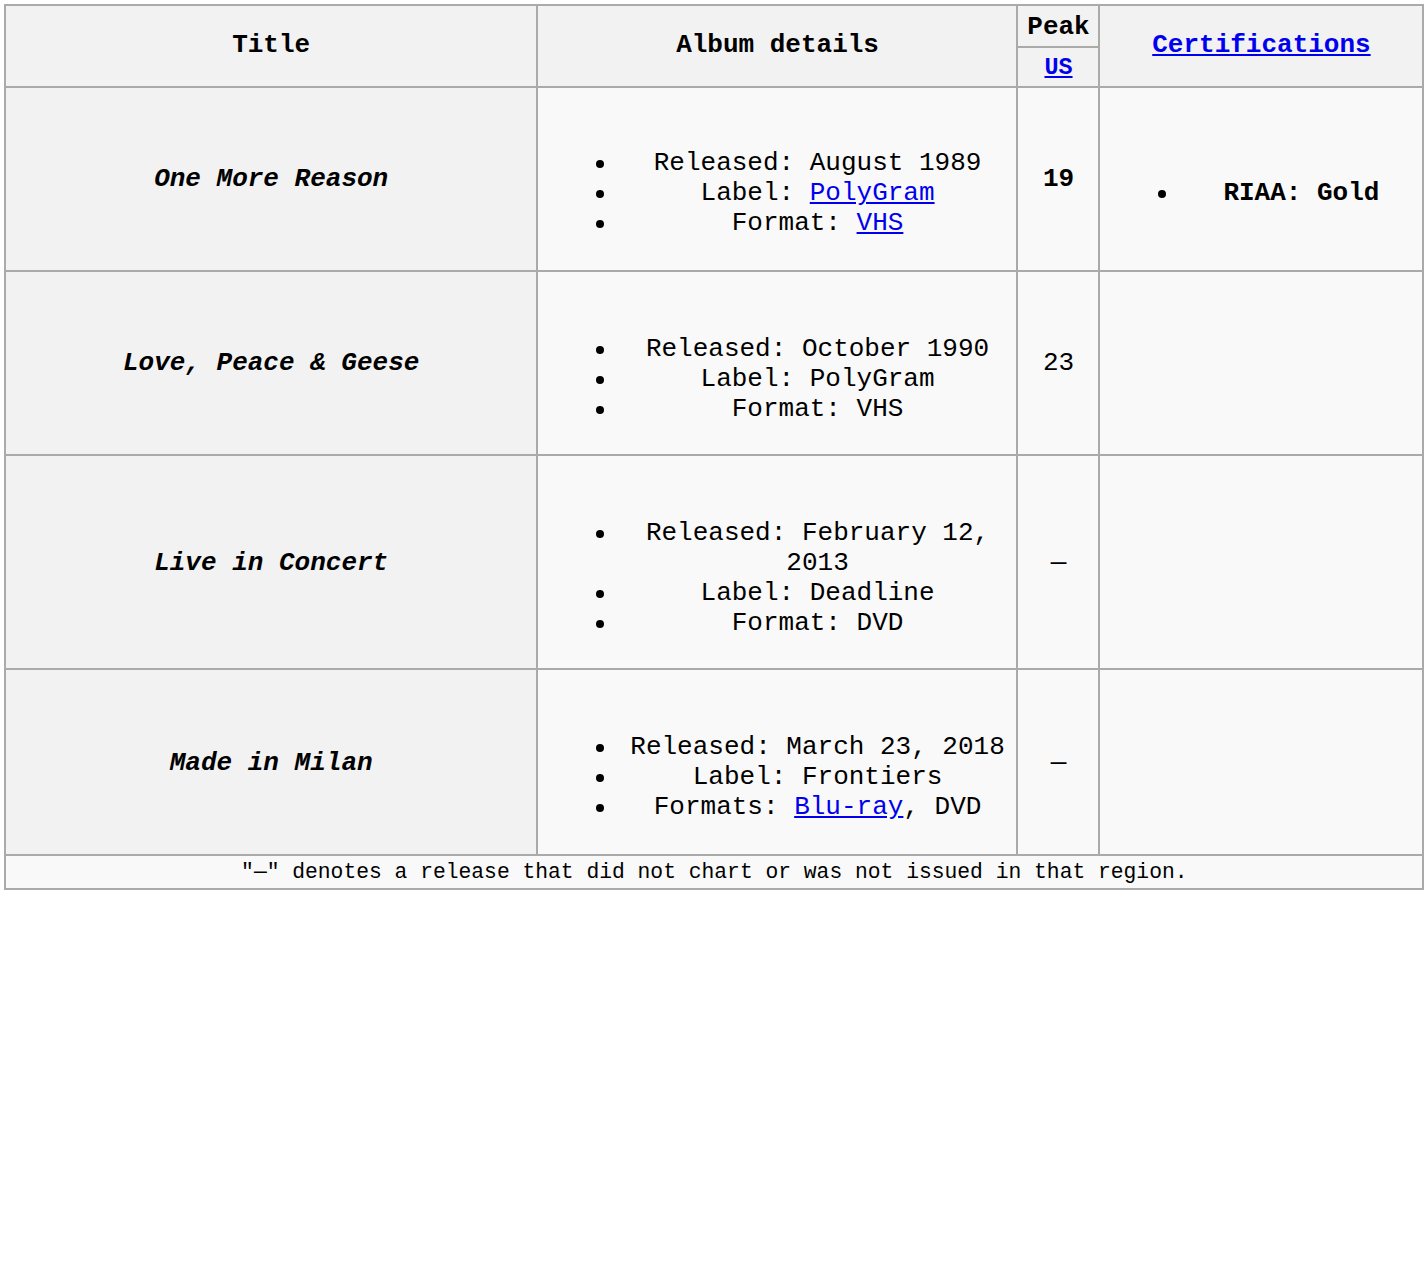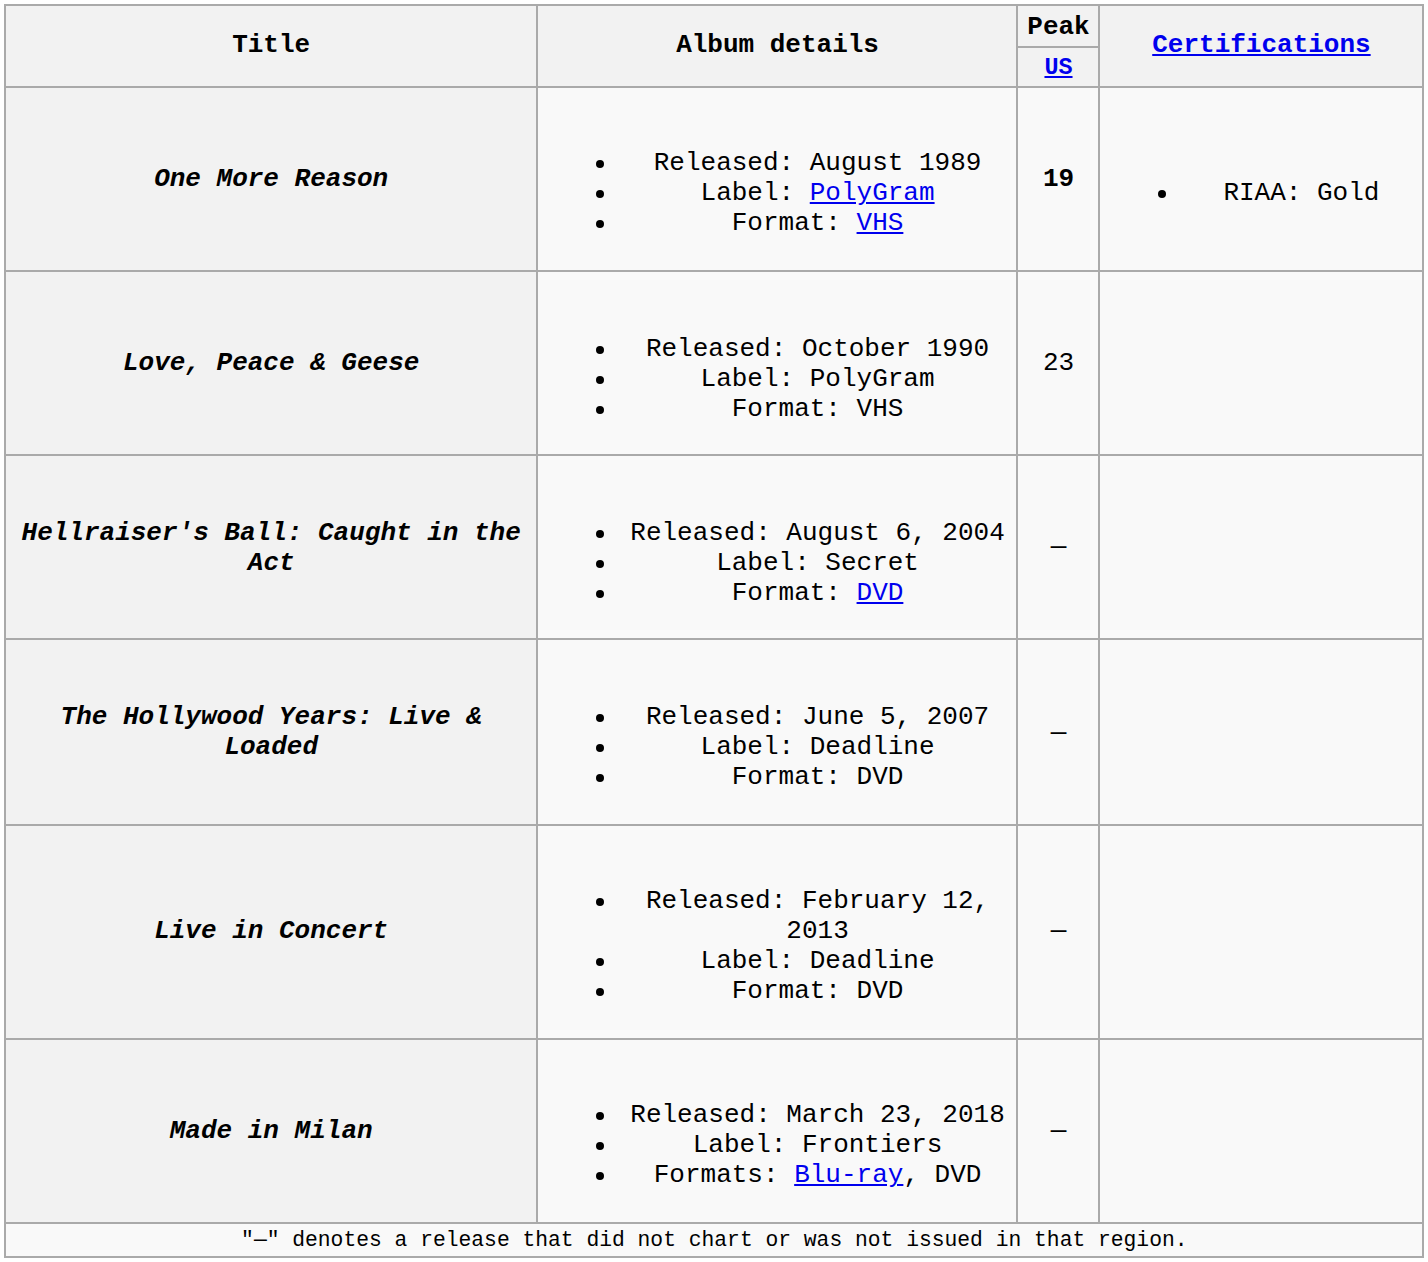(1261, 194) bold -> (1261, 194) normal
+ row: (271, 548)
+ row: (271, 732)
